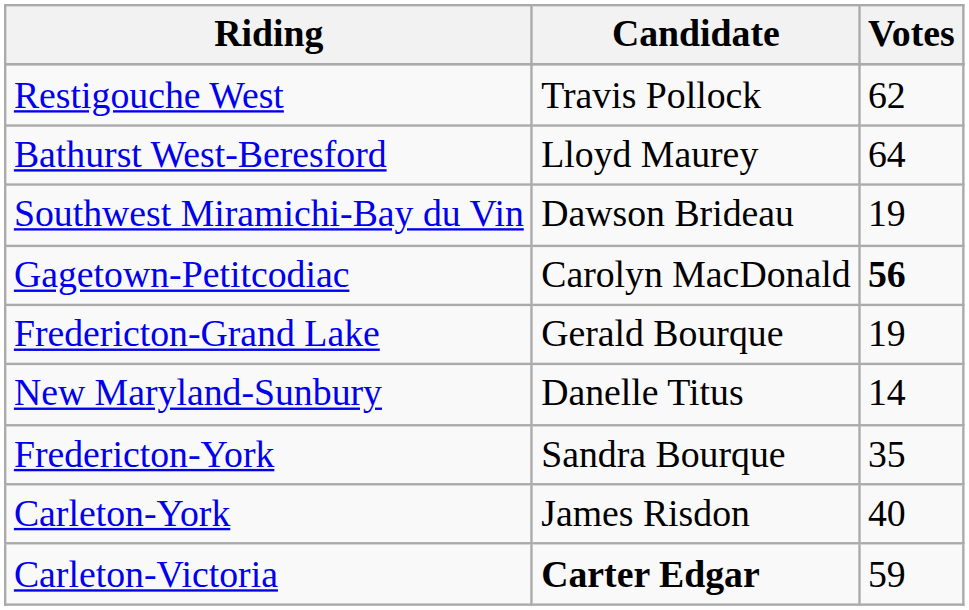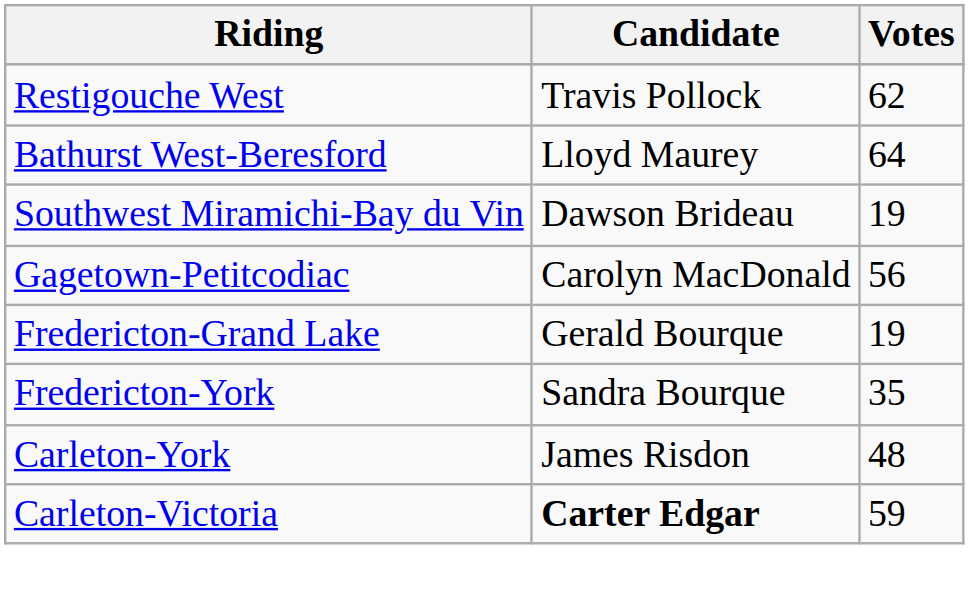(887, 273) bold -> (887, 273) normal
- row: (198, 393)
(887, 513) 40 -> (887, 453) 48
